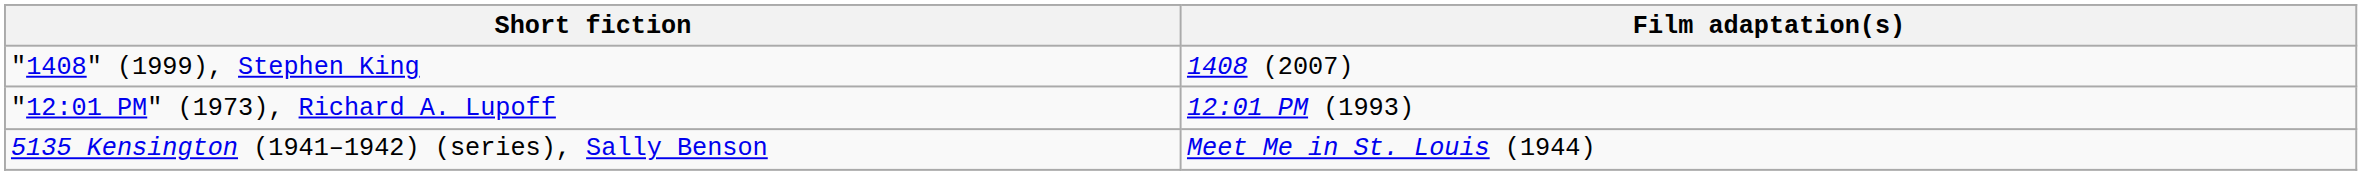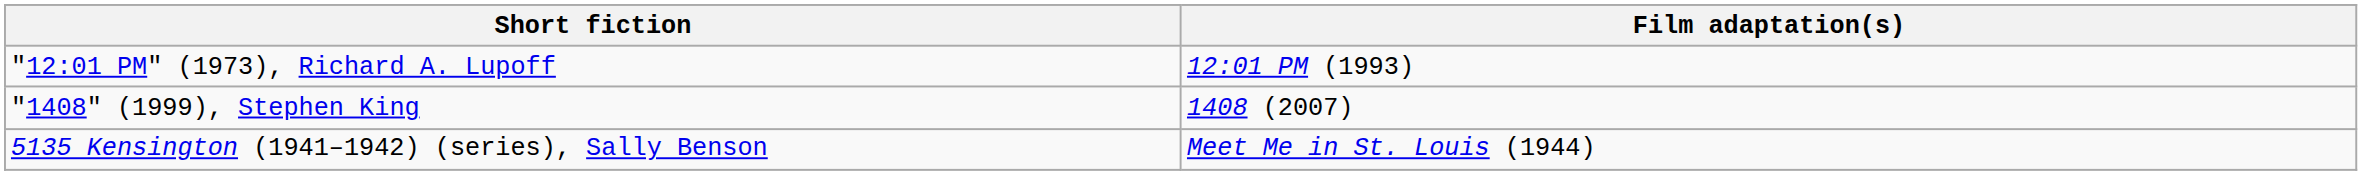rows swapped: (283, 108) <-> (215, 67)
